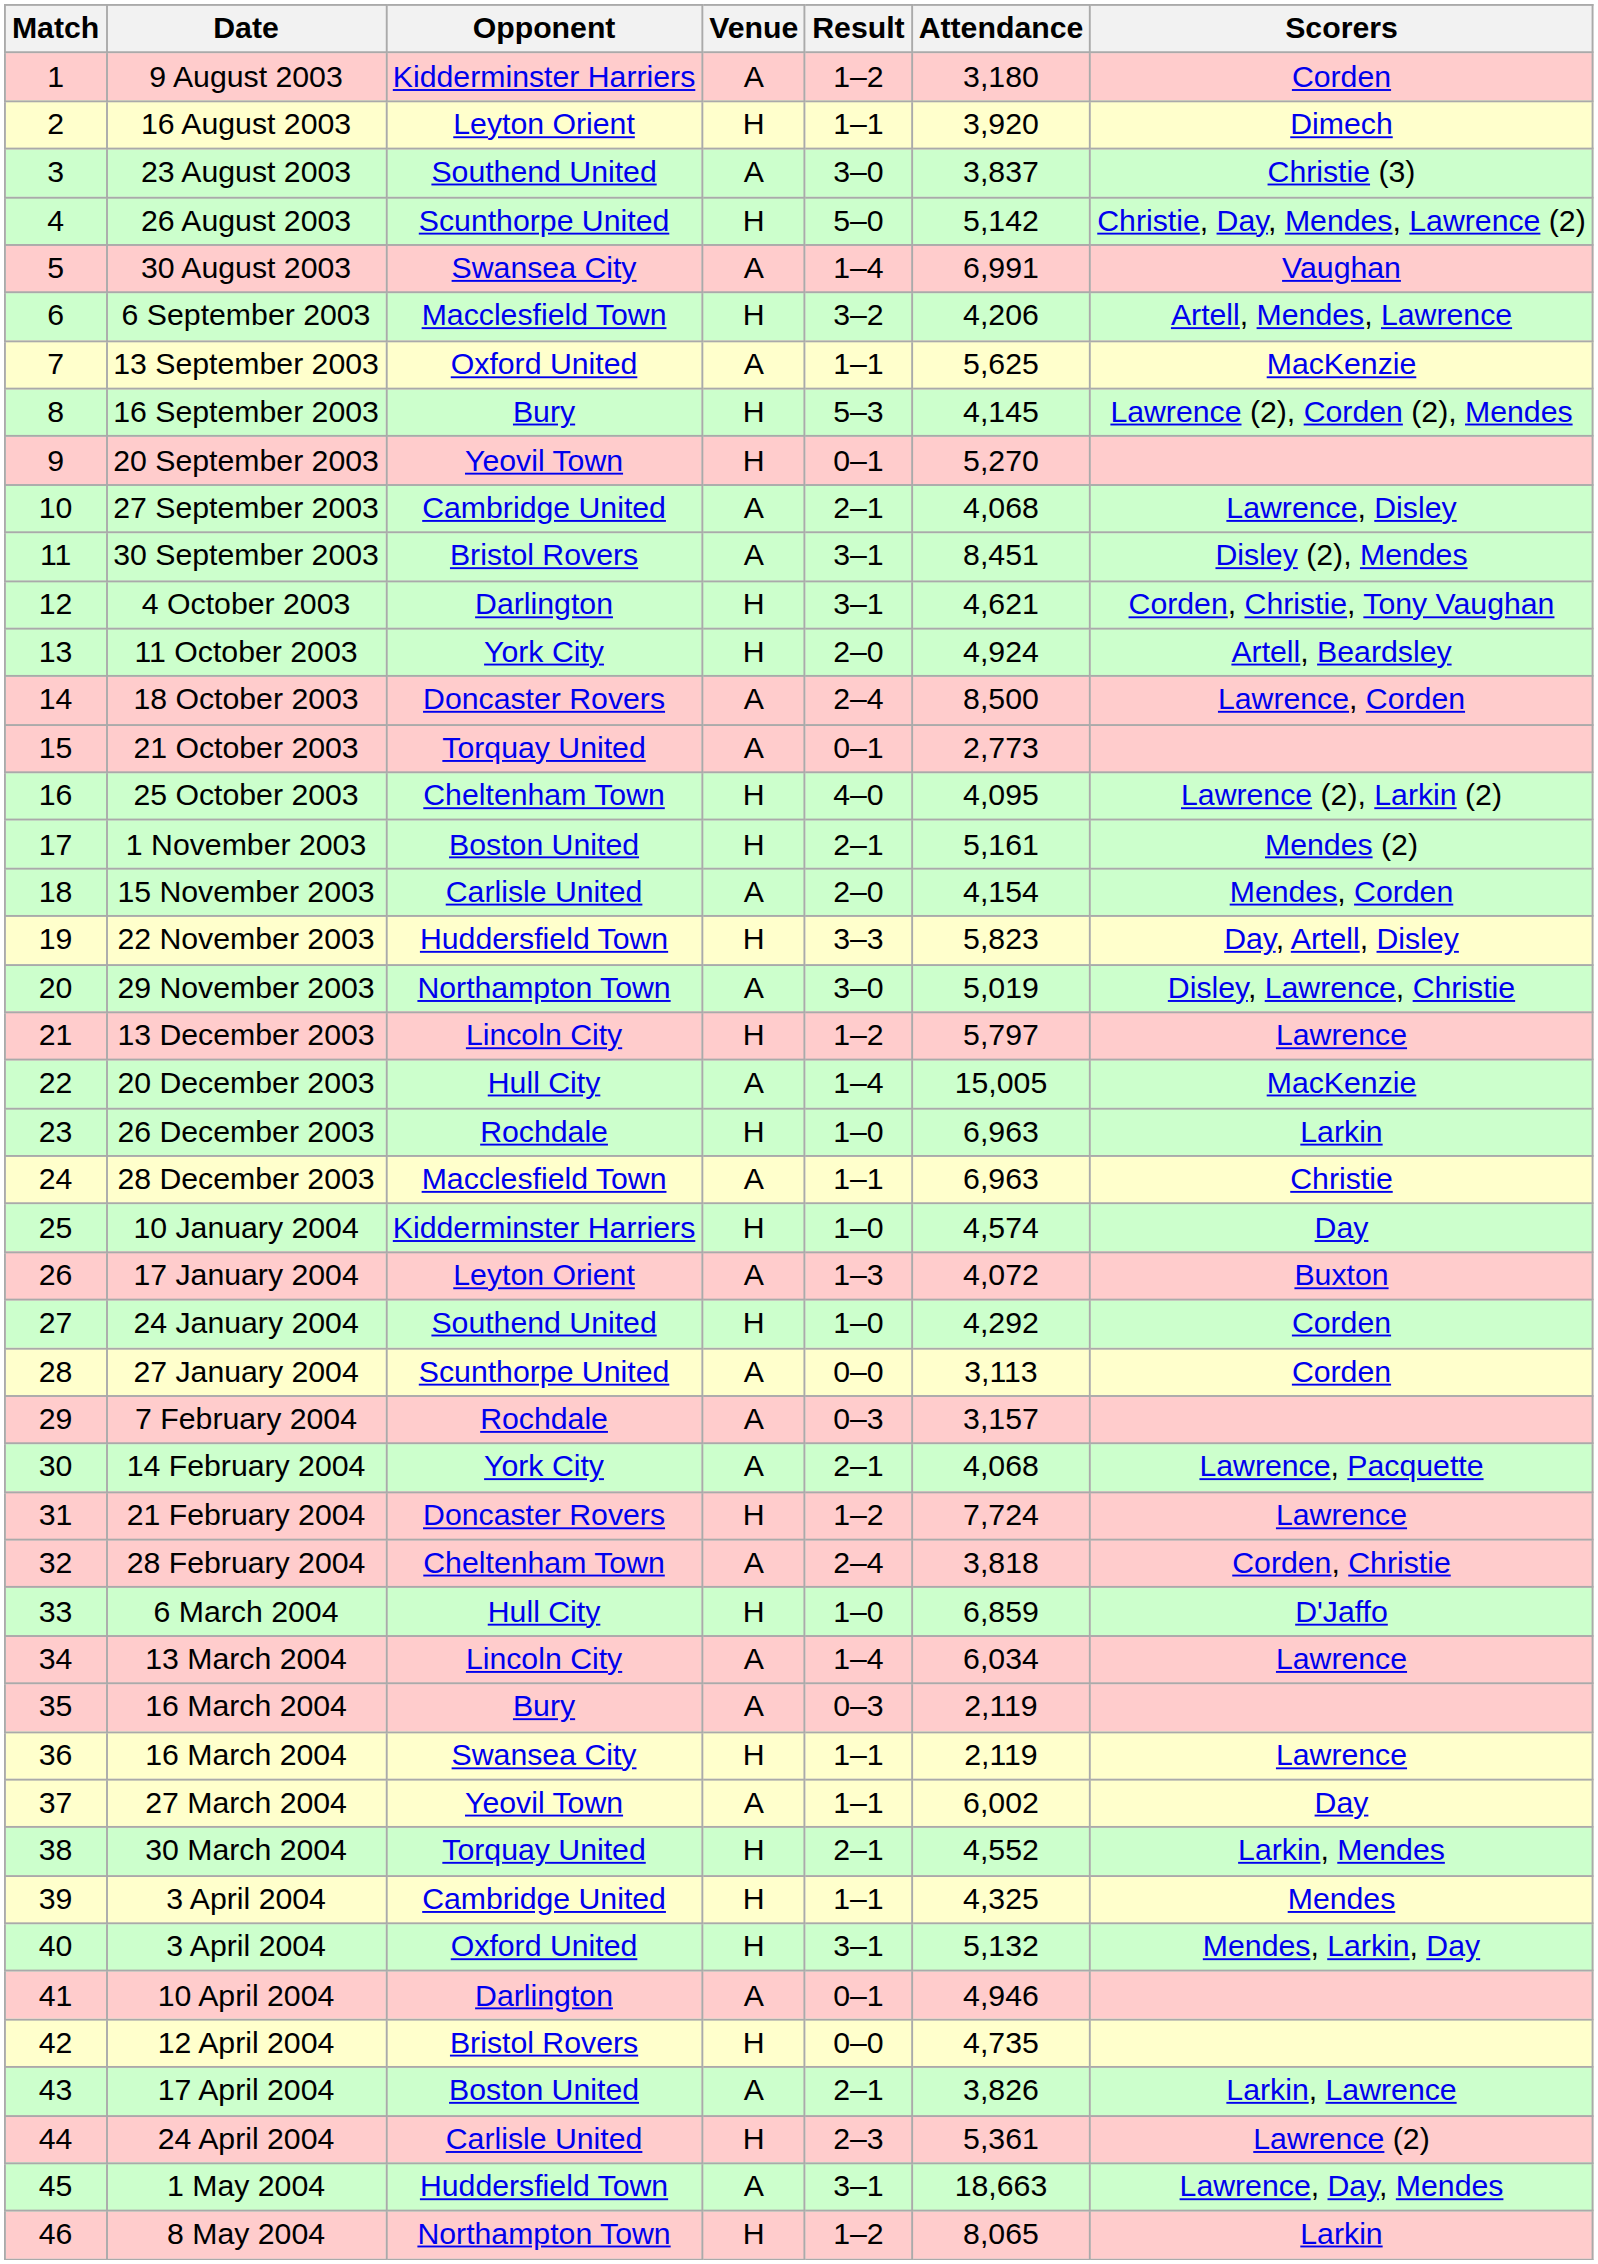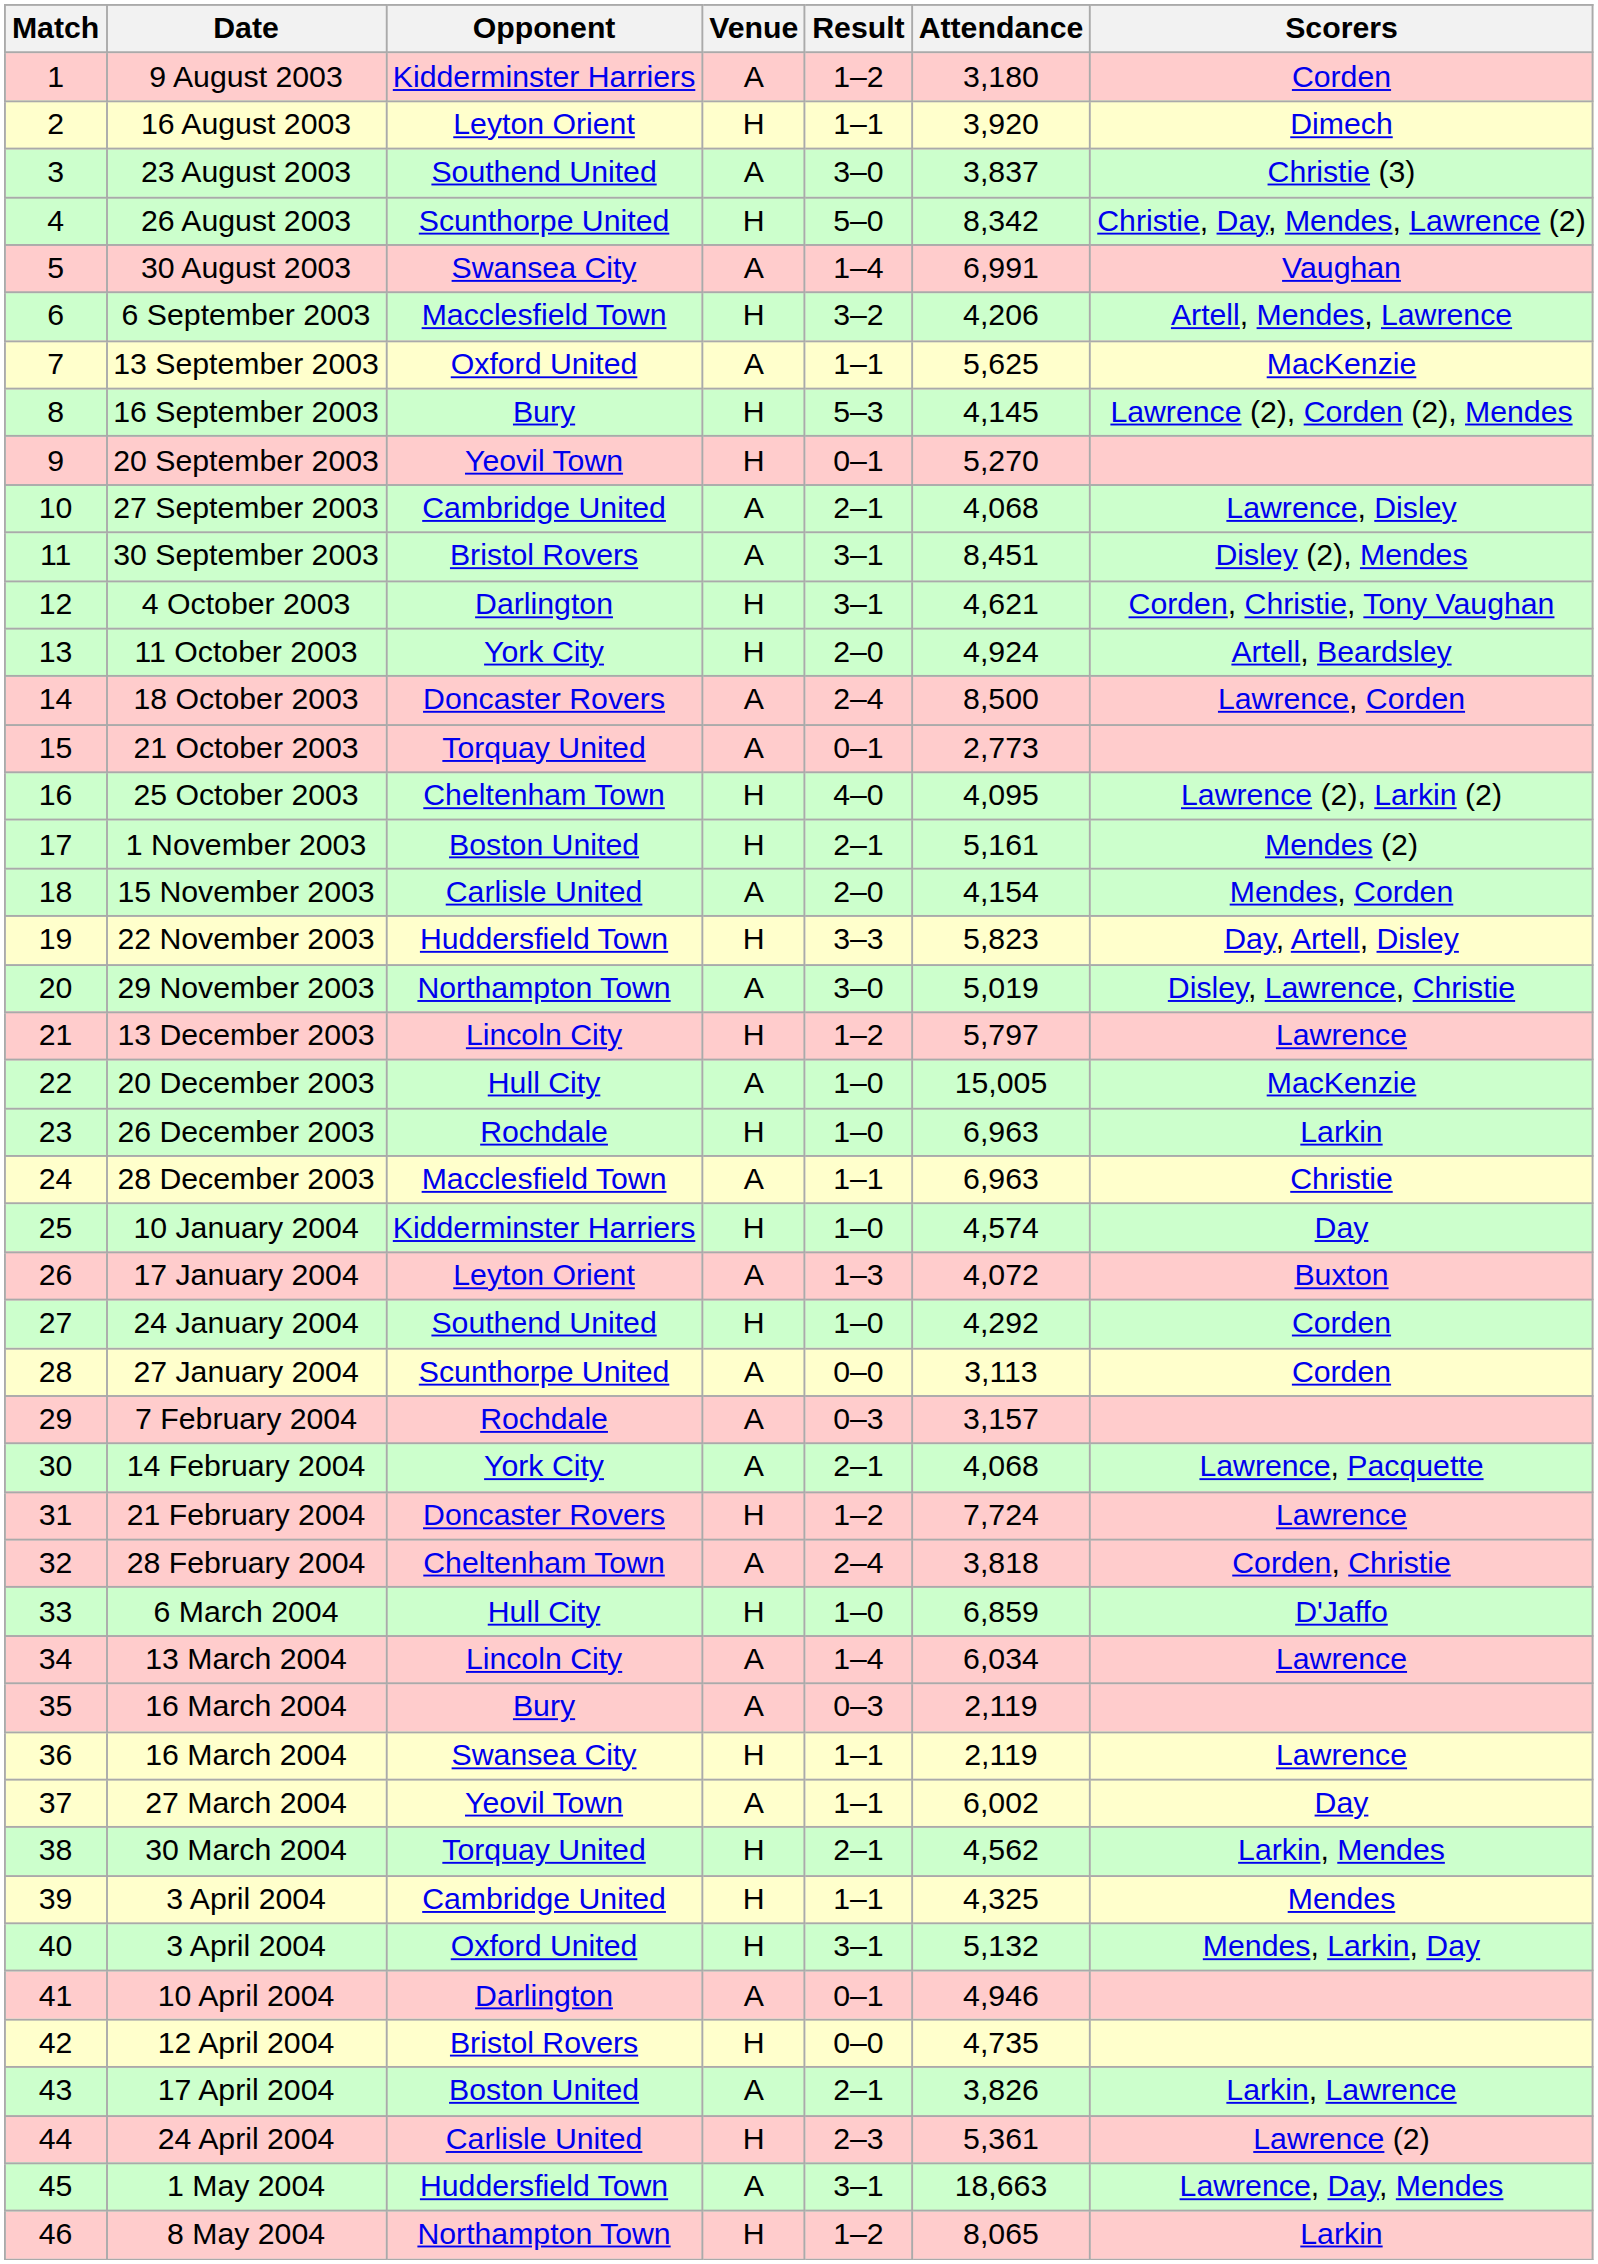(1001, 220) 5,142 -> (1001, 220) 8,342
(858, 1083) 1–4 -> (858, 1083) 1–0
(1001, 1850) 4,552 -> (1001, 1850) 4,562
